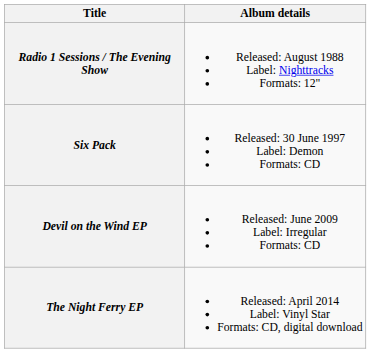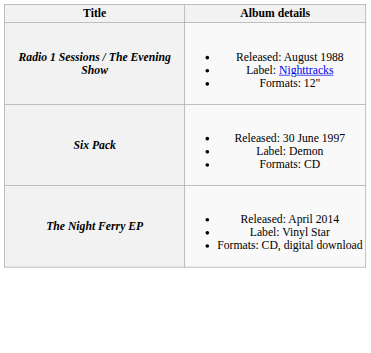- row: (95, 226)
